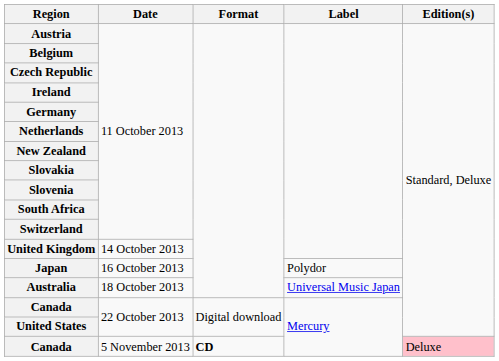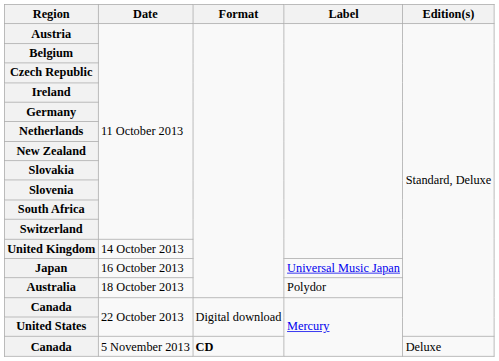(307, 268) Polydor -> (344, 268) Universal Music Japan
(344, 287) Universal Music Japan -> (307, 287) Polydor
(423, 346) pink background -> (423, 346) no background
